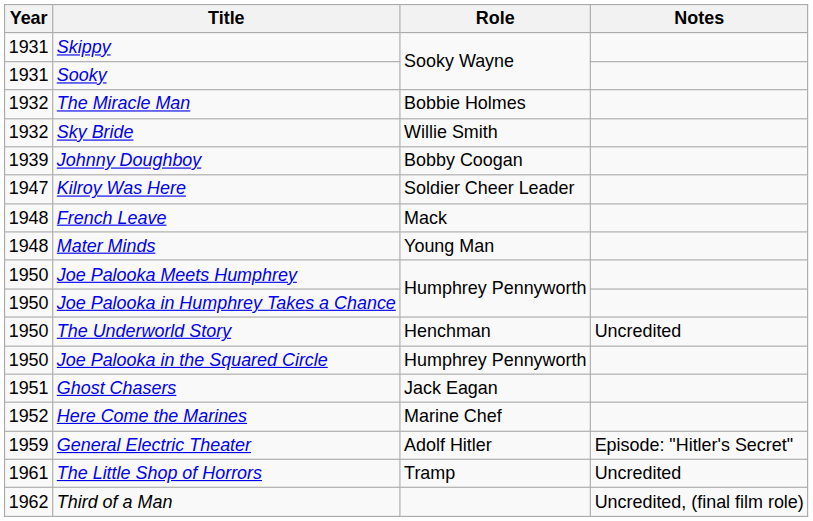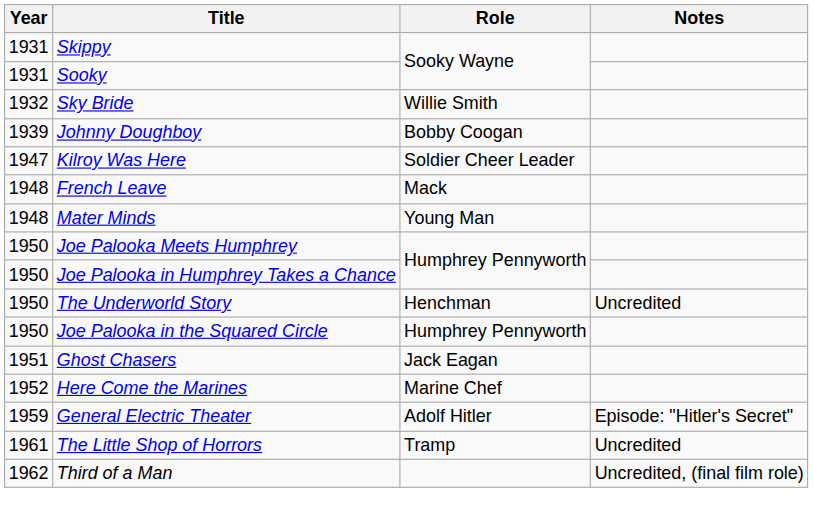- row: (124, 103)
